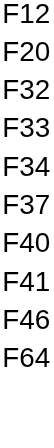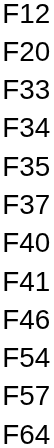- row: (26, 90)
+ row: (26, 166)
+ row: (26, 358)
+ row: (26, 396)
